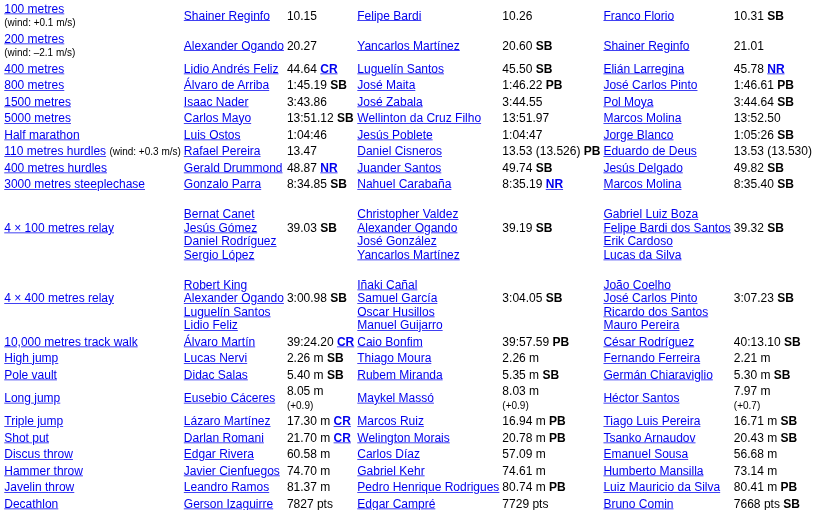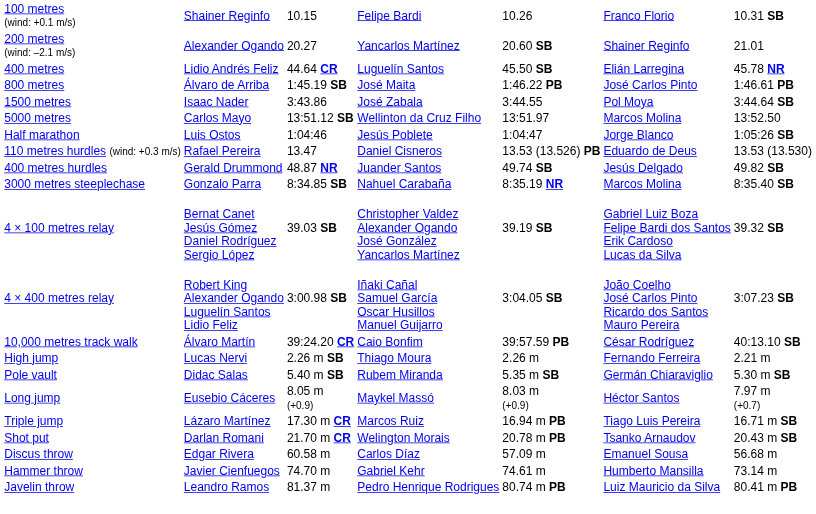- row: (31, 504)
